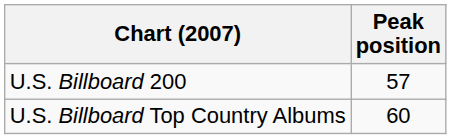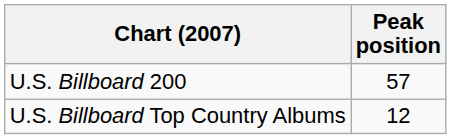(398, 116) 60 -> (398, 116) 12
